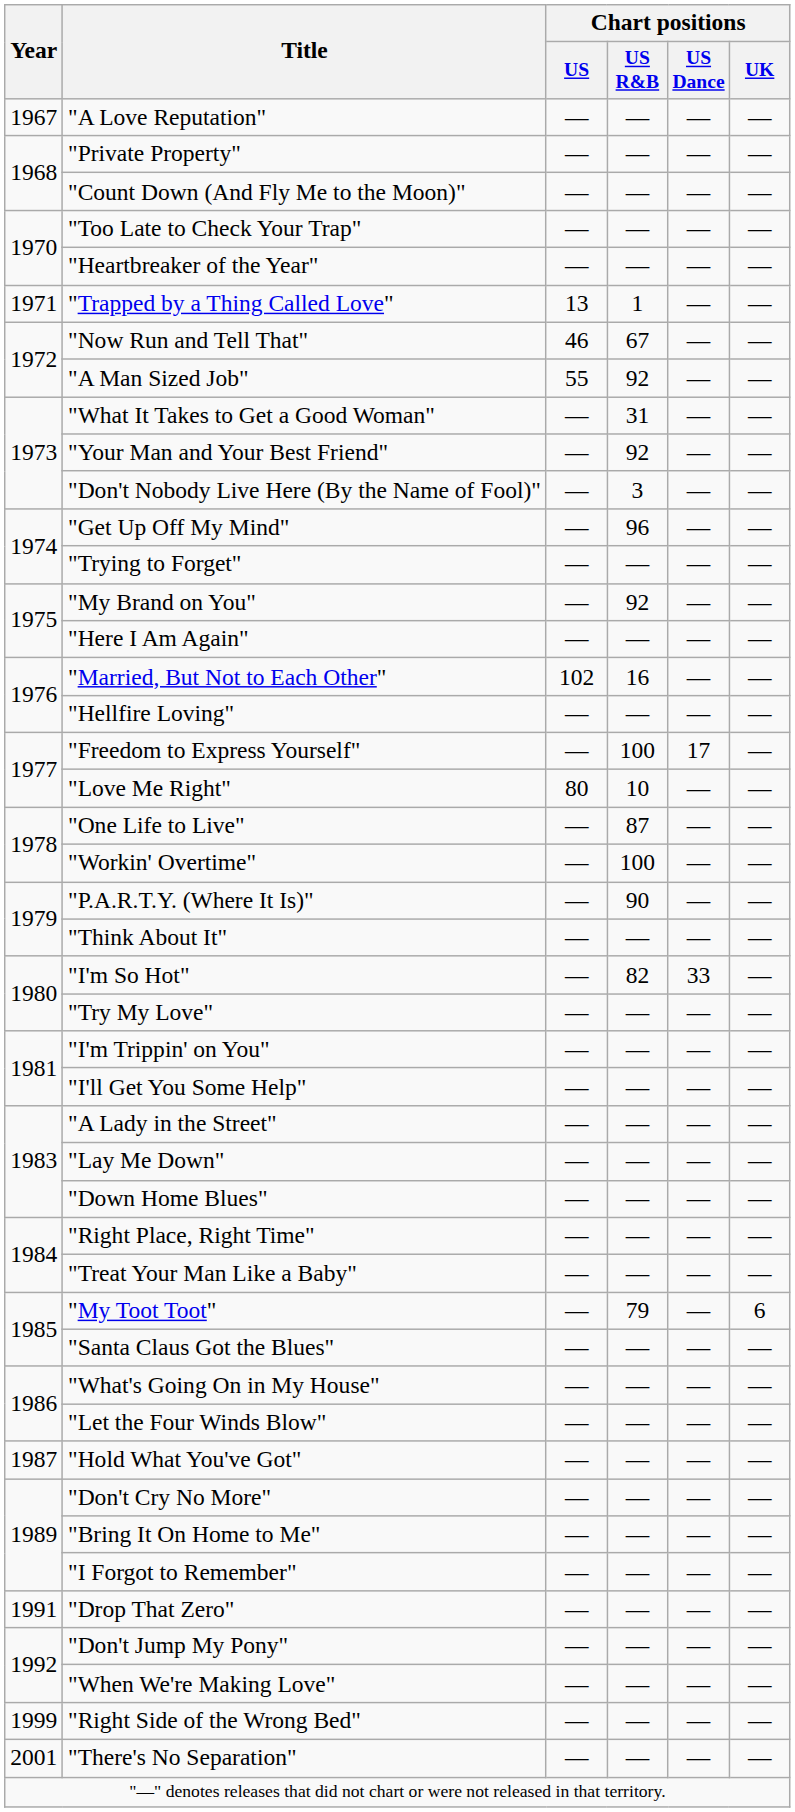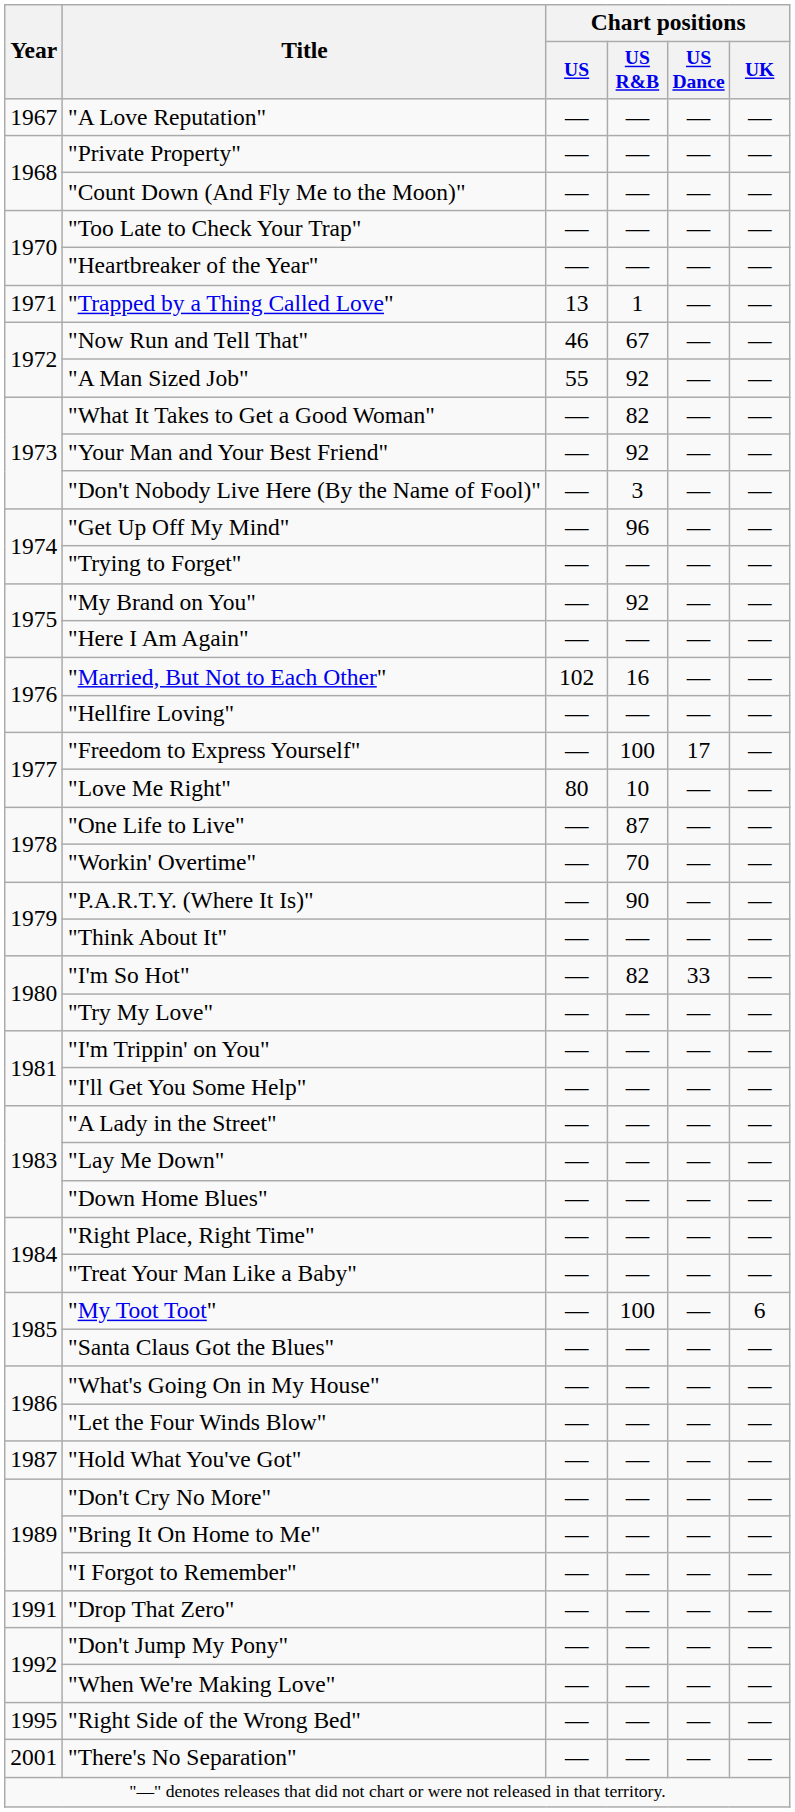(637, 415) 31 -> (637, 415) 82
(637, 862) 100 -> (637, 862) 70
(637, 1310) 79 -> (637, 1310) 100
(34, 1720) 1999 -> (34, 1720) 1995
